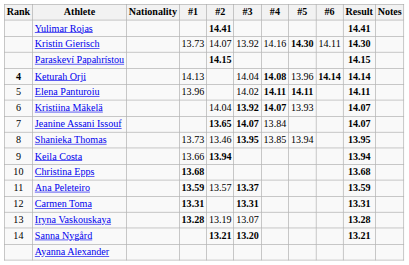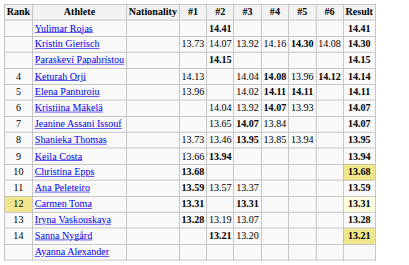- column: (390, 12)
(330, 44) 14.11 -> (330, 44) 14.08
(18, 76) bold -> (18, 76) normal
(330, 76) 14.14 -> (330, 76) 14.12
(248, 108) bold -> (248, 108) normal
(220, 124) bold -> (220, 124) normal
(359, 172) no background -> (359, 172) khaki background
(248, 188) bold -> (248, 188) normal
(18, 204) no background -> (18, 204) khaki background
(359, 204) no background -> (359, 204) lightyellow background
(248, 236) bold -> (248, 236) normal
(359, 236) no background -> (359, 236) khaki background
